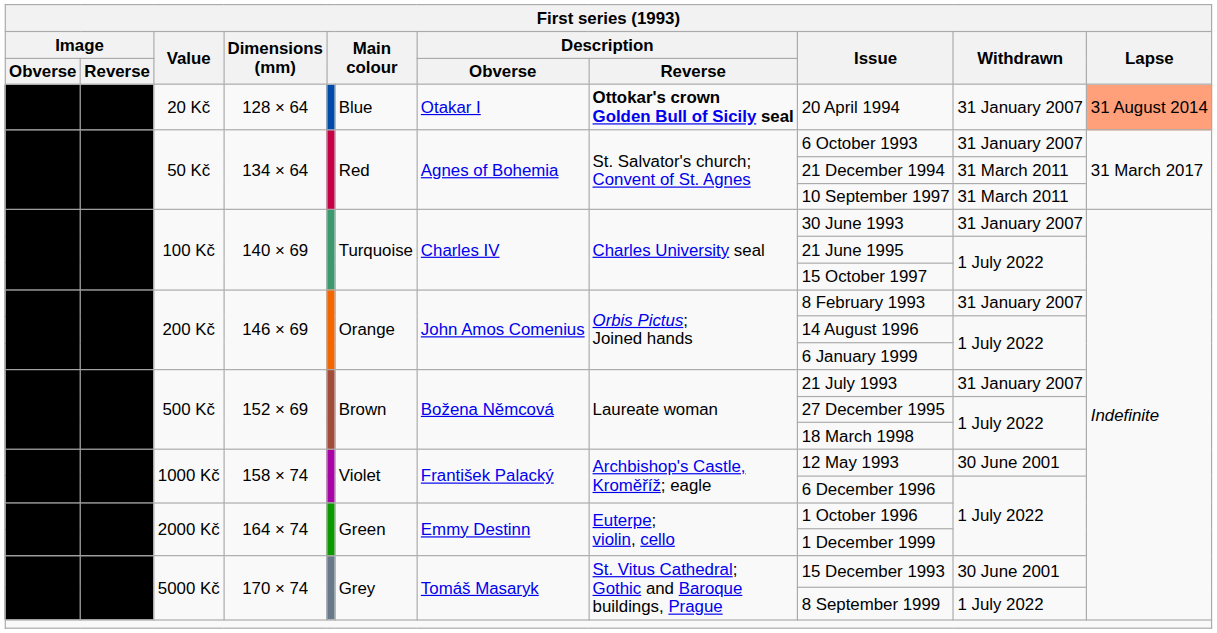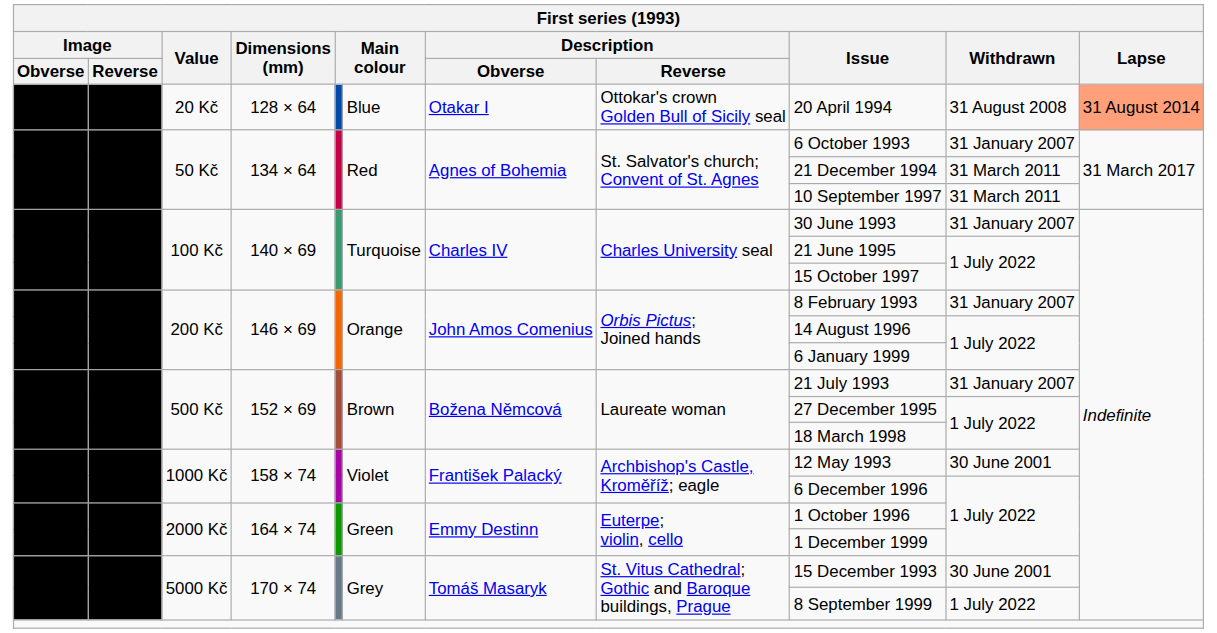(693, 107) bold -> (693, 107) normal
(1020, 107) 31 January 2007 -> (1008, 107) 31 August 2008
